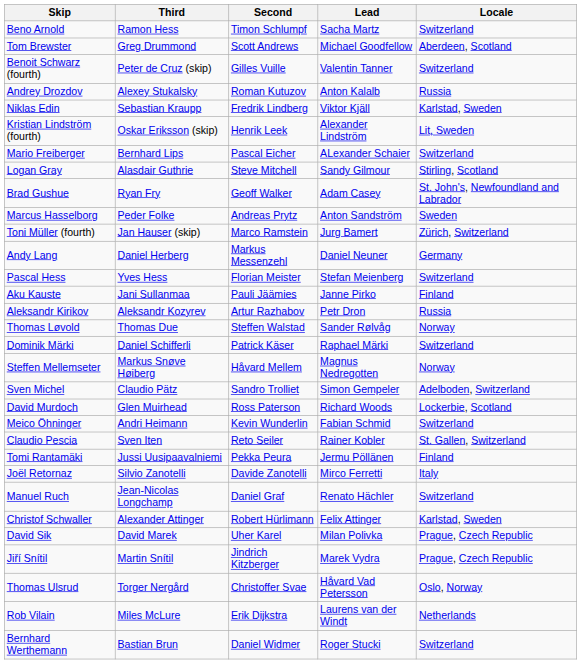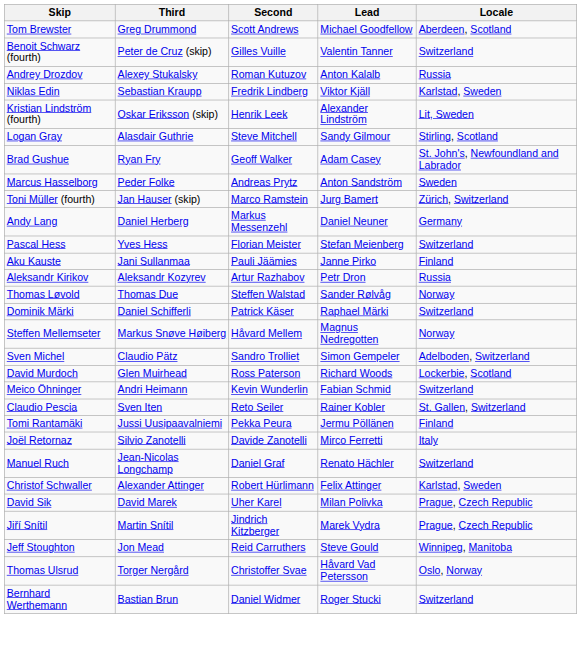- row: (36, 29)
- row: (46, 153)
+ row: (41, 548)
- row: (31, 616)
